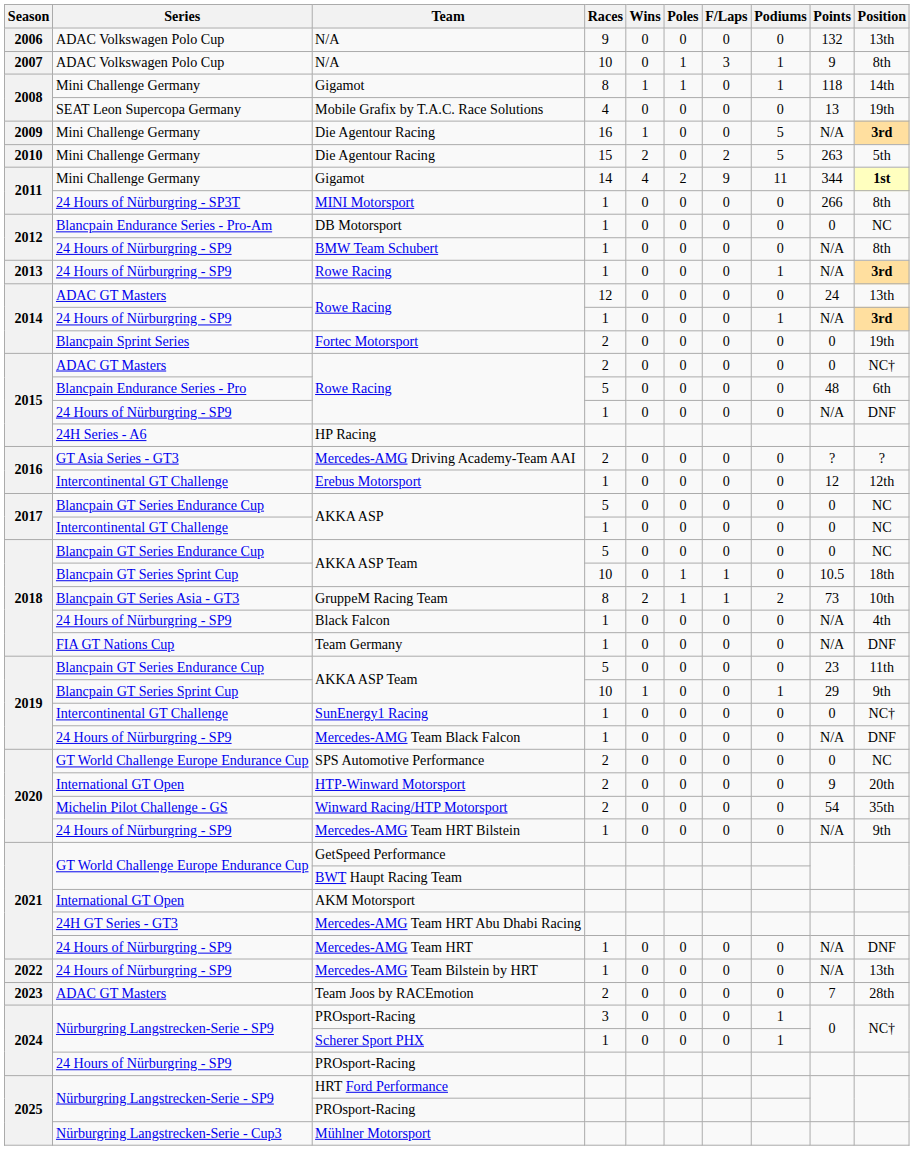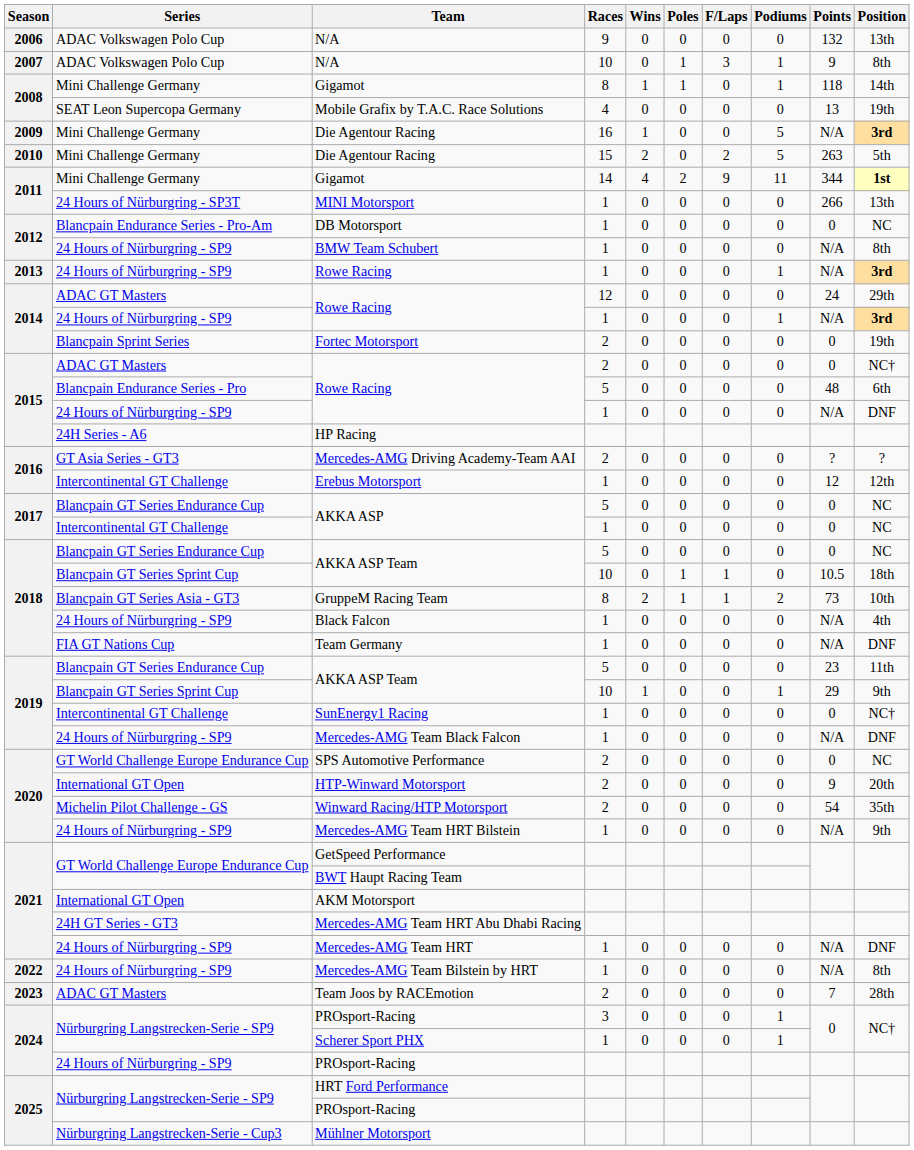(882, 202) 8th -> (882, 202) 13th
(882, 295) 13th -> (882, 295) 29th
(882, 970) 13th -> (882, 970) 8th
